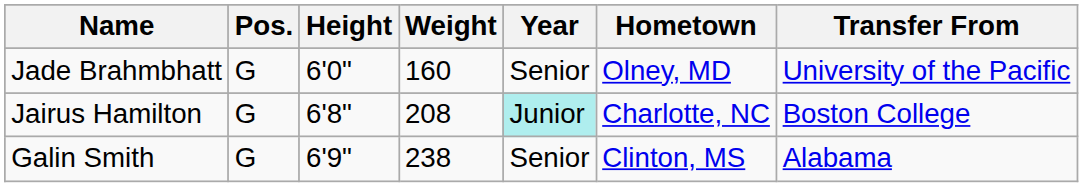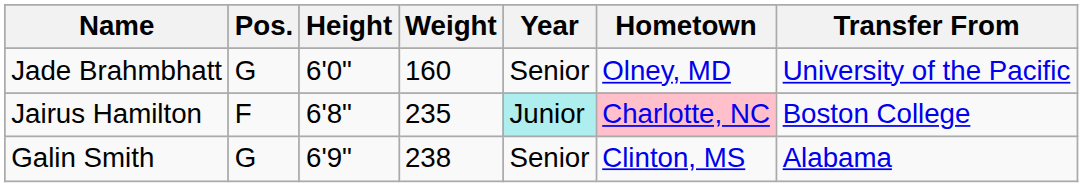(246, 114) G -> (243, 114) F
(428, 114) 208 -> (428, 114) 235
(686, 114) no background -> (686, 114) pink background
